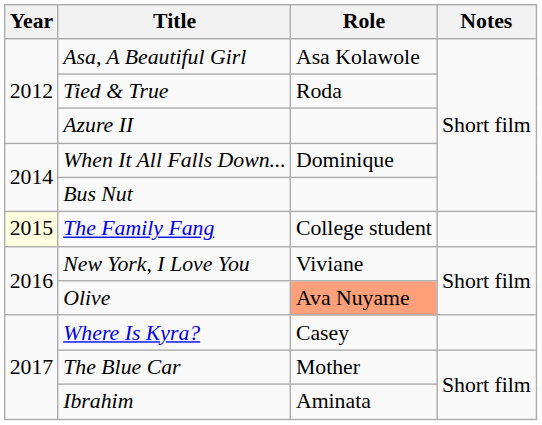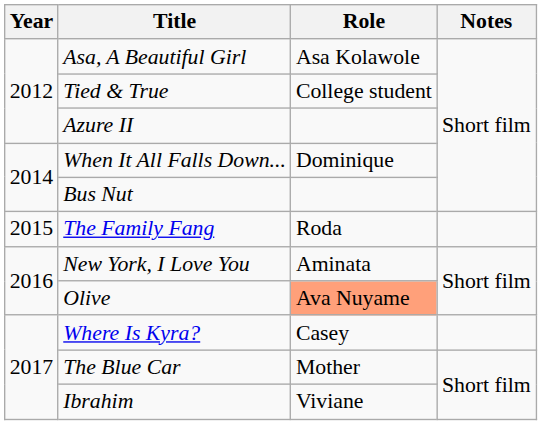(319, 90) Roda -> (364, 90) College student
(31, 228) lightyellow background -> (31, 228) no background
(364, 228) College student -> (319, 228) Roda
(330, 263) Viviane -> (333, 263) Aminata
(333, 401) Aminata -> (330, 401) Viviane
